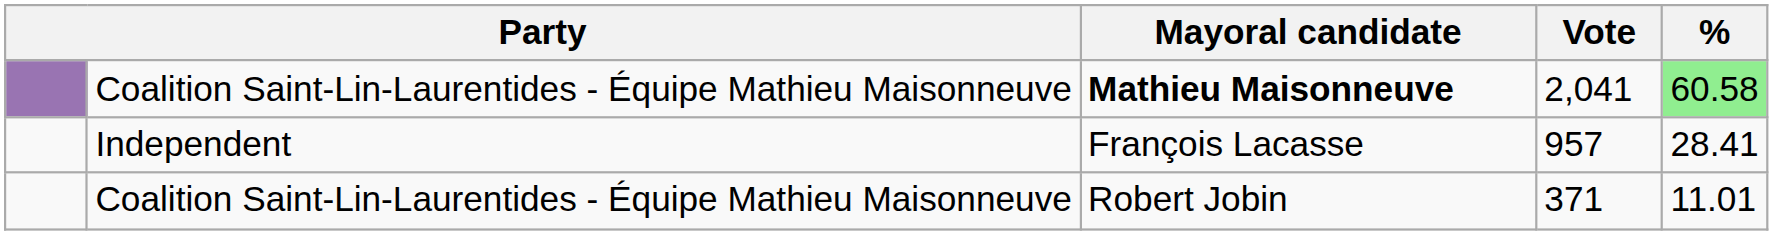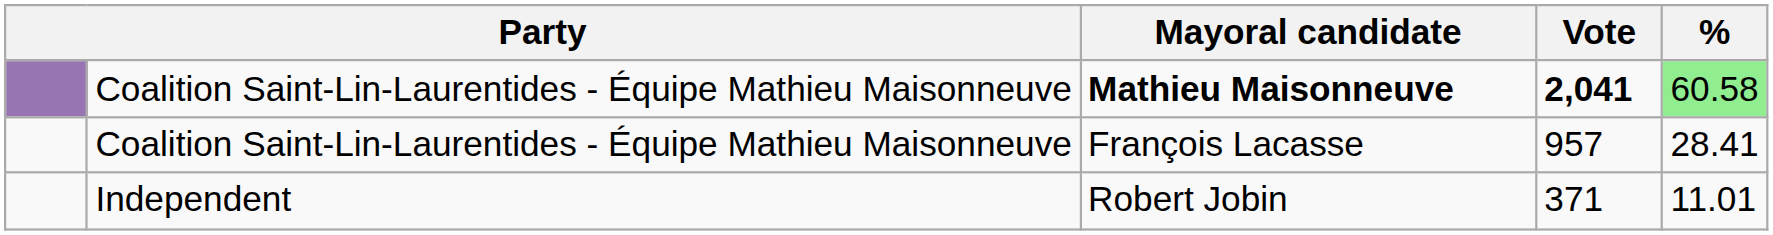(1588, 88) normal -> (1588, 88) bold
(193, 144) Independent -> (584, 144) Coalition Saint-Lin-Laurentides - Équipe Mathieu Maisonneuve
(584, 199) Coalition Saint-Lin-Laurentides - Équipe Mathieu Maisonneuve -> (193, 199) Independent
